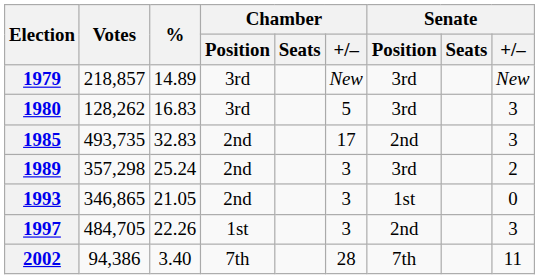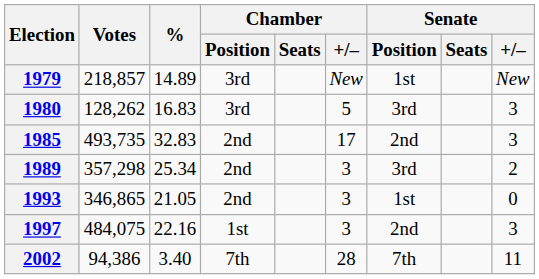(404, 79) 3rd -> (404, 79) 1st
(175, 169) 25.24 -> (175, 169) 25.34
(114, 229) 484,705 -> (114, 229) 484,075
(175, 229) 22.26 -> (175, 229) 22.16
